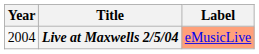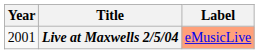(22, 37) 2004 -> (22, 37) 2001
